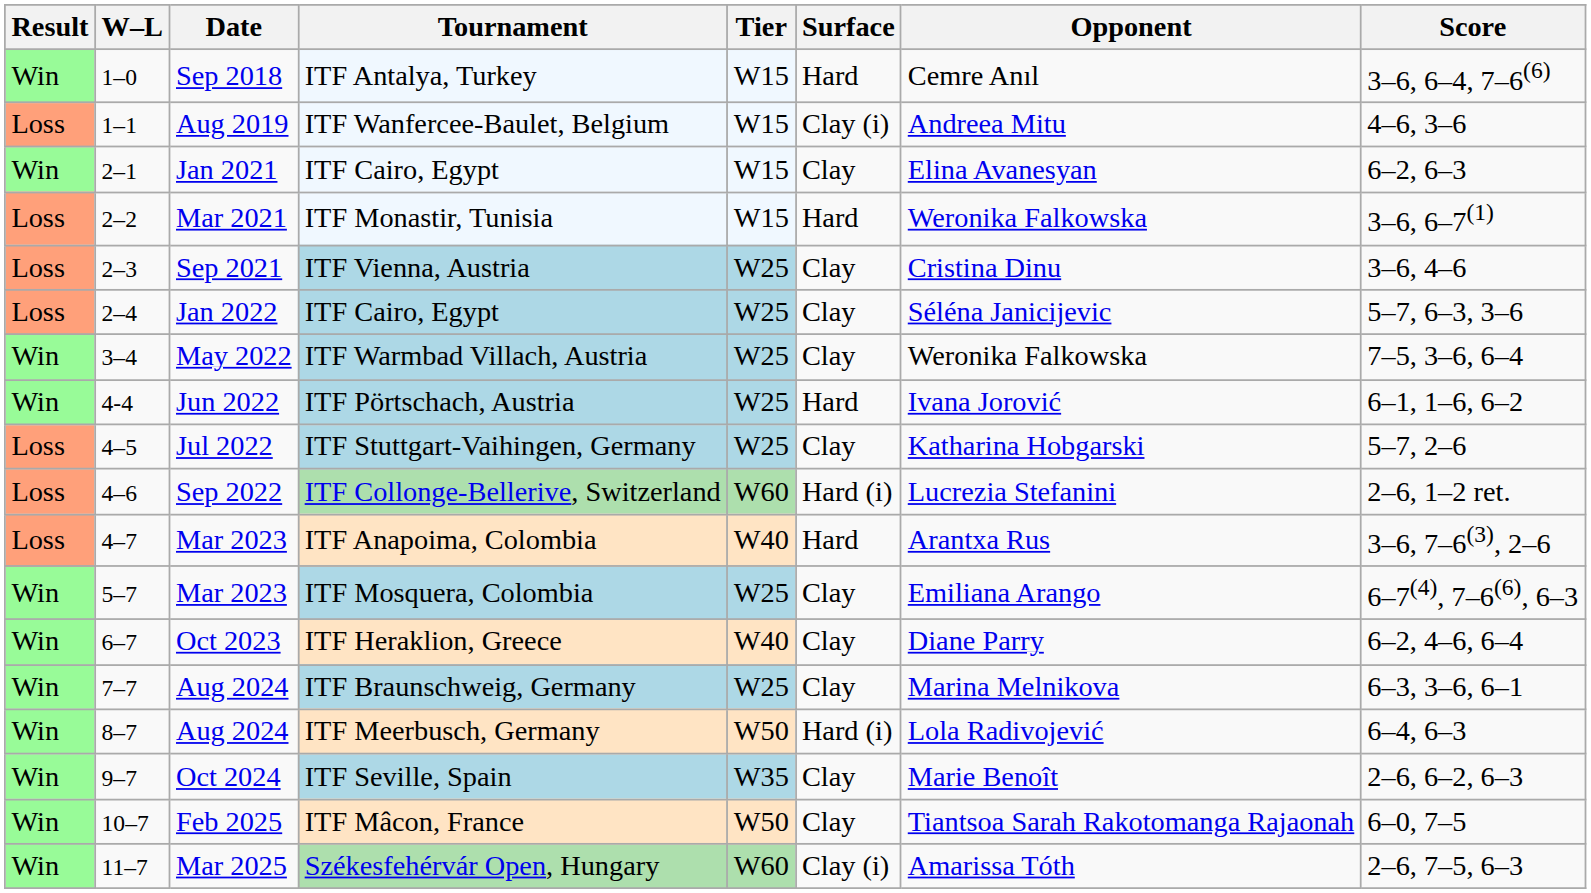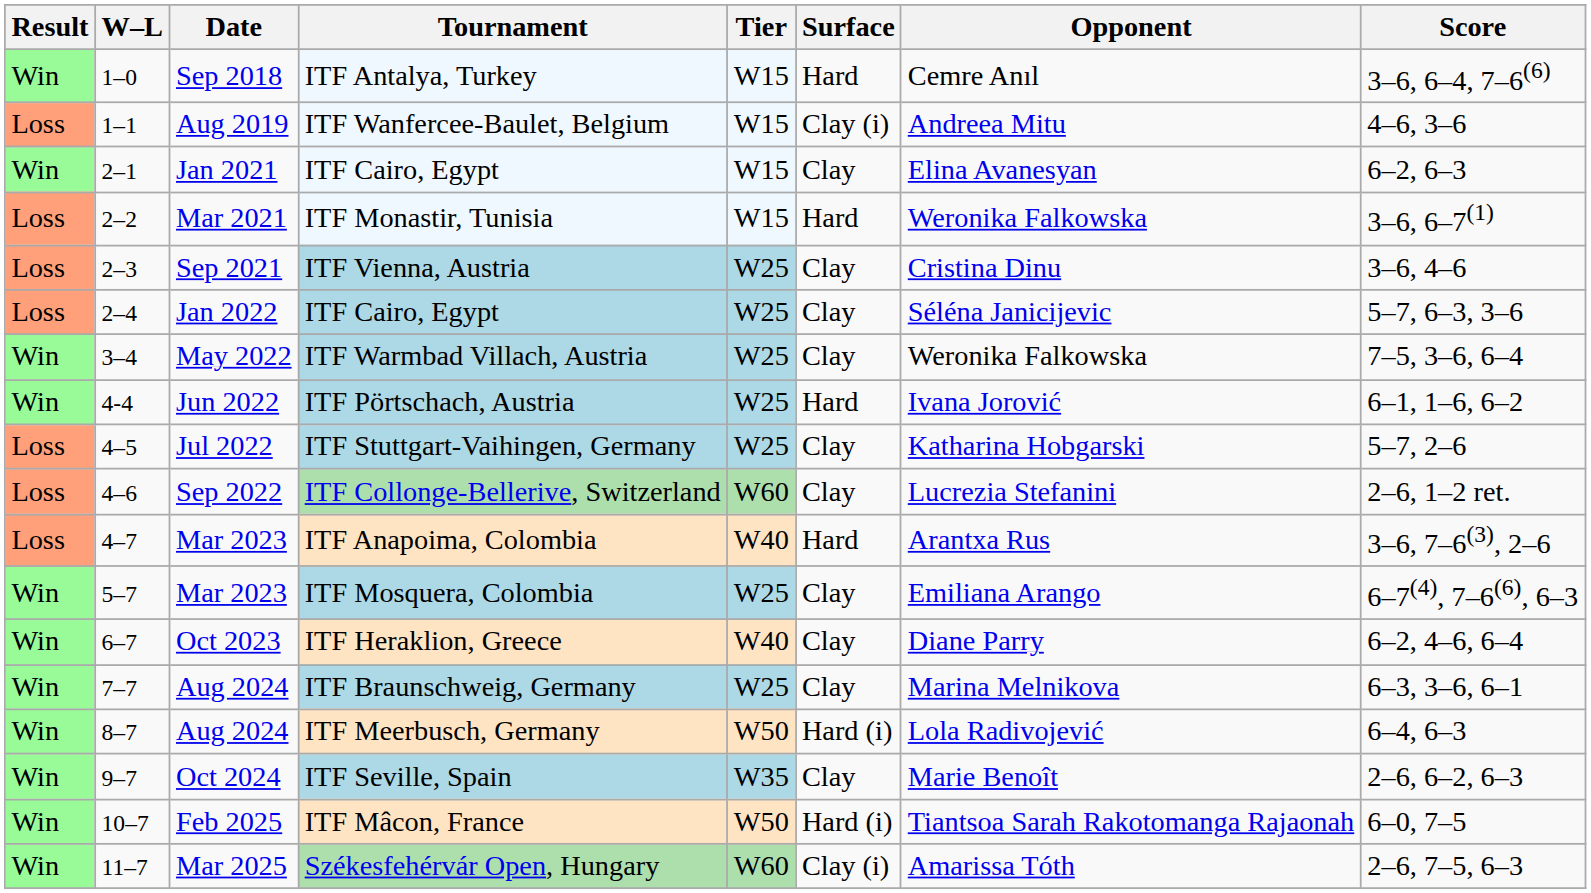(847, 491) Hard (i) -> (829, 491) Clay
(829, 821) Clay -> (847, 821) Hard (i)
